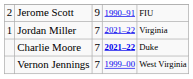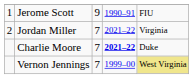(10, 13) 2 -> (10, 13) 1
(10, 30) 1 -> (10, 30) 2
(163, 64) no background -> (163, 64) khaki background
